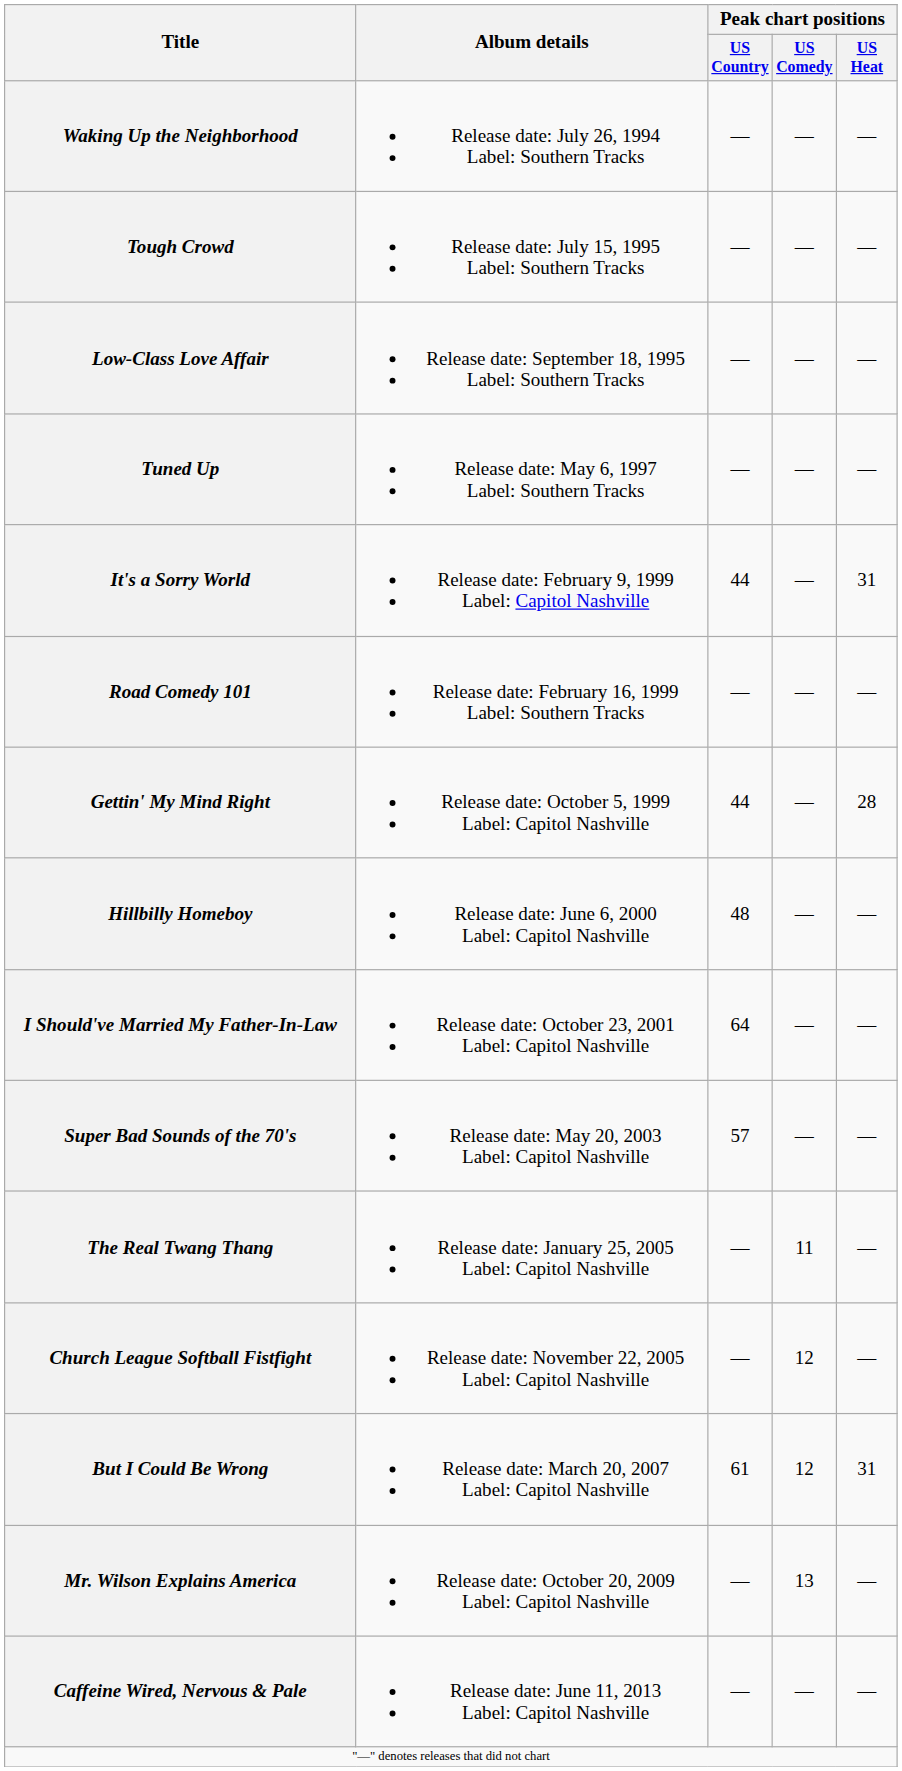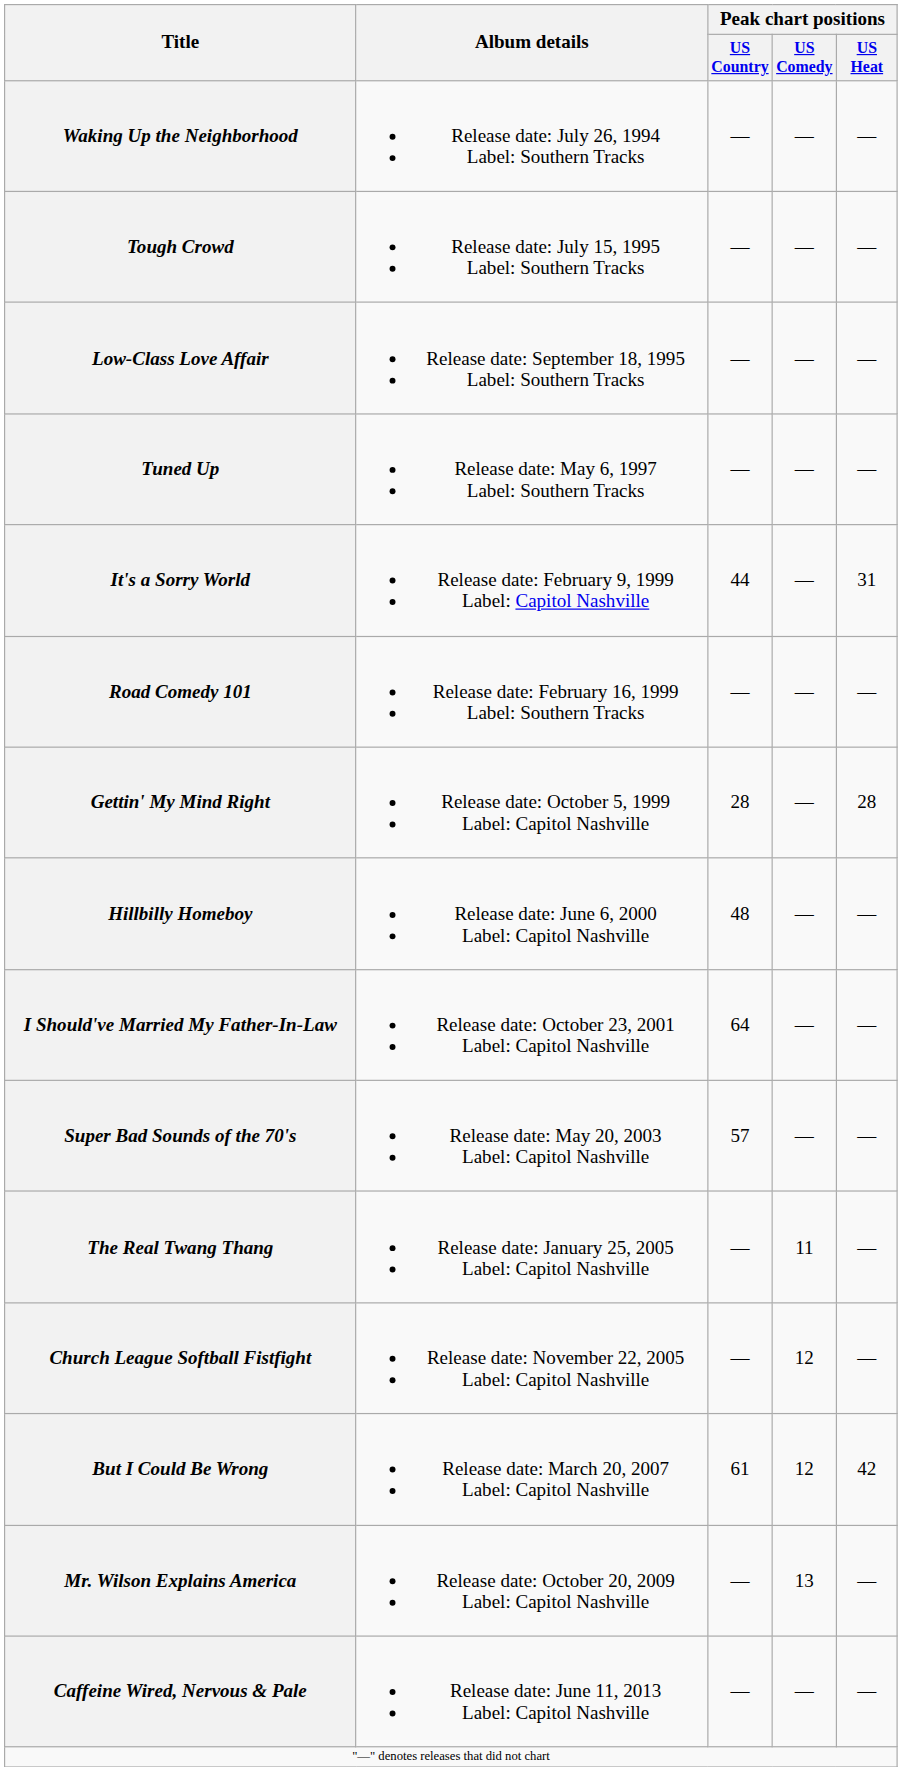(740, 802) 44 -> (740, 802) 28
(867, 1469) 31 -> (867, 1469) 42
